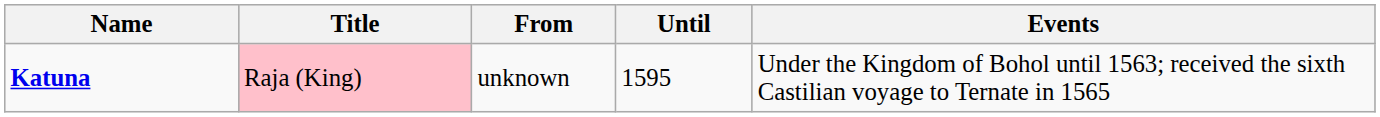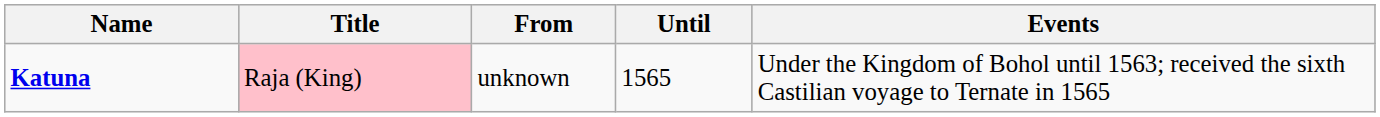(646, 77) 1595 -> (646, 77) 1565
